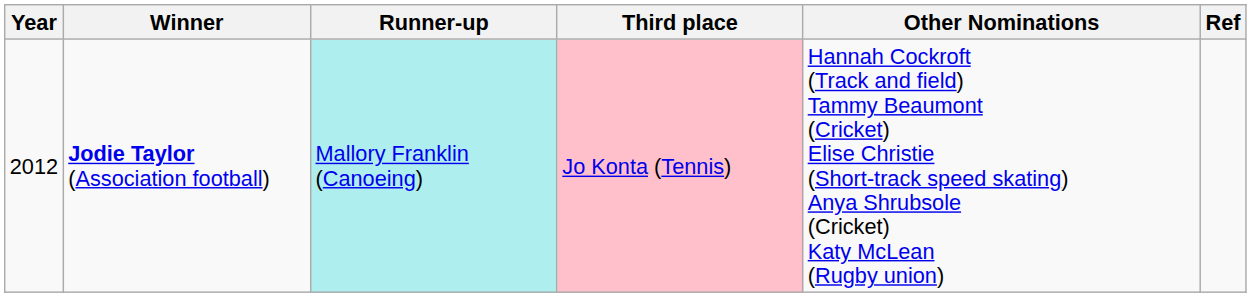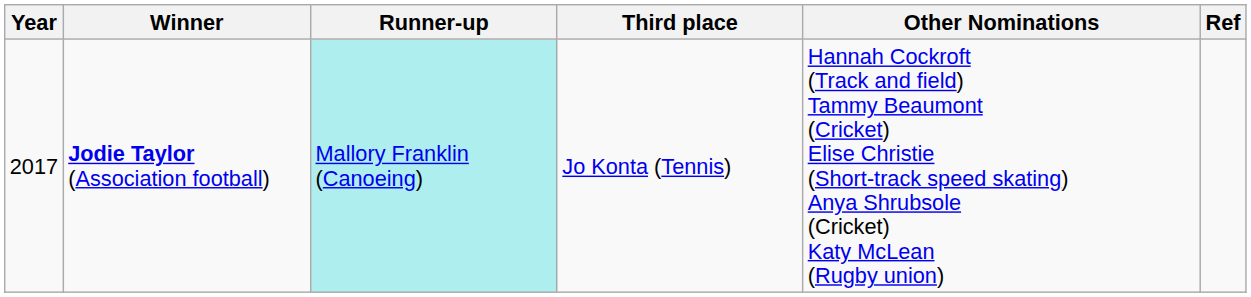(34, 166) 2012 -> (34, 166) 2017
(647, 166) pink background -> (647, 166) no background
